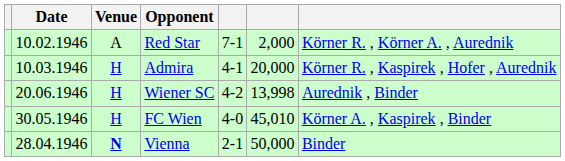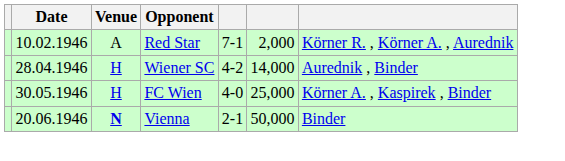- row: (169, 67)
(52, 93) 20.06.1946 -> (52, 67) 28.04.1946
(272, 93) 13,998 -> (272, 67) 14,000
(272, 118) 45,010 -> (272, 93) 25,000
(52, 144) 28.04.1946 -> (52, 118) 20.06.1946
